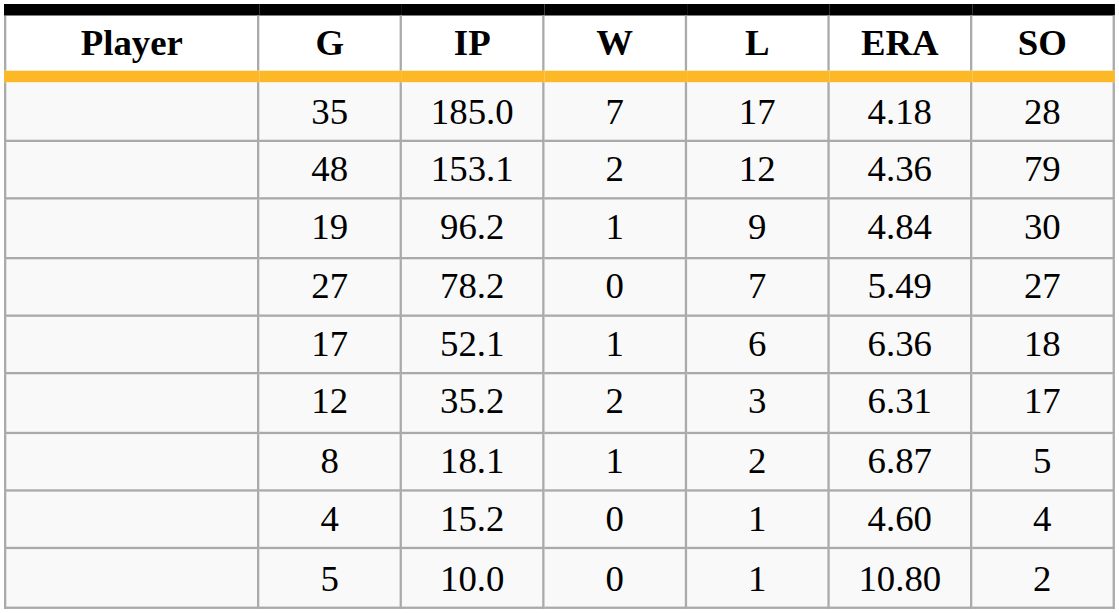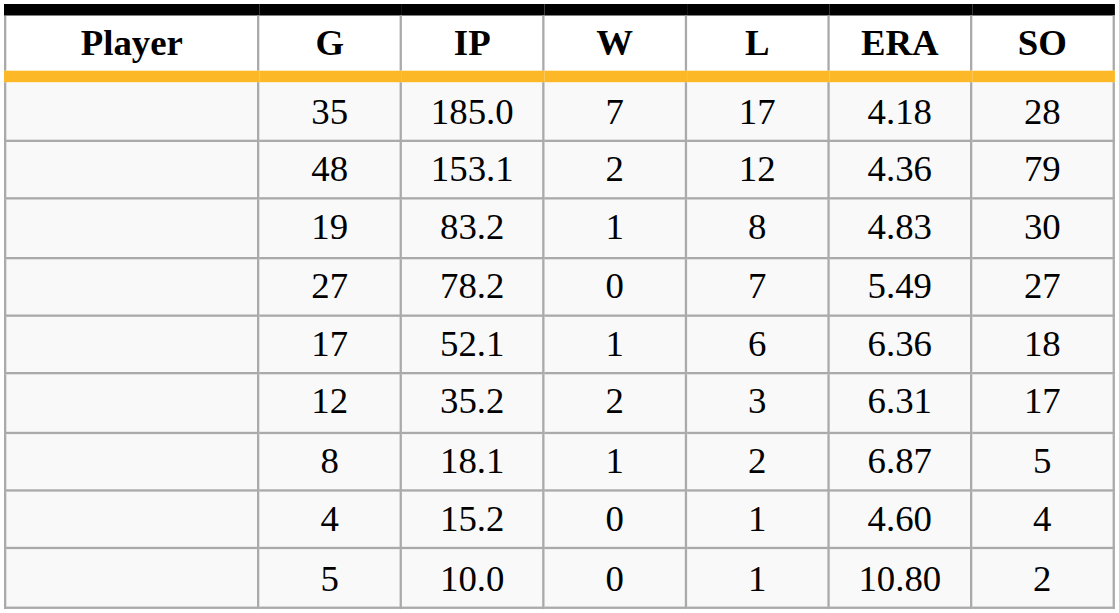(472, 227) 96.2 -> (472, 227) 83.2
(757, 227) 9 -> (757, 227) 8
(900, 227) 4.84 -> (900, 227) 4.83
